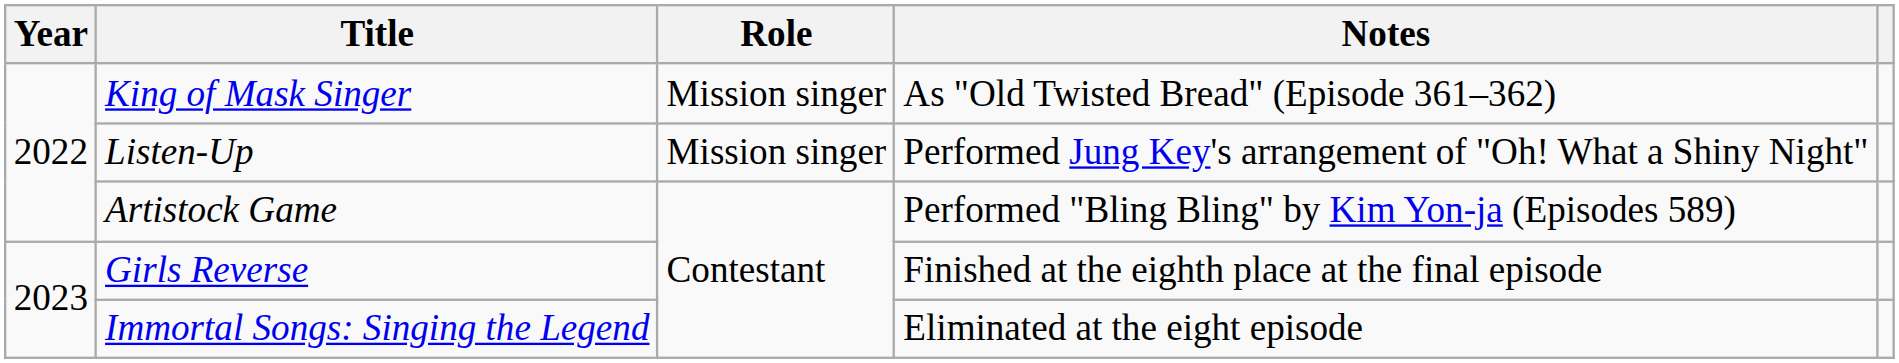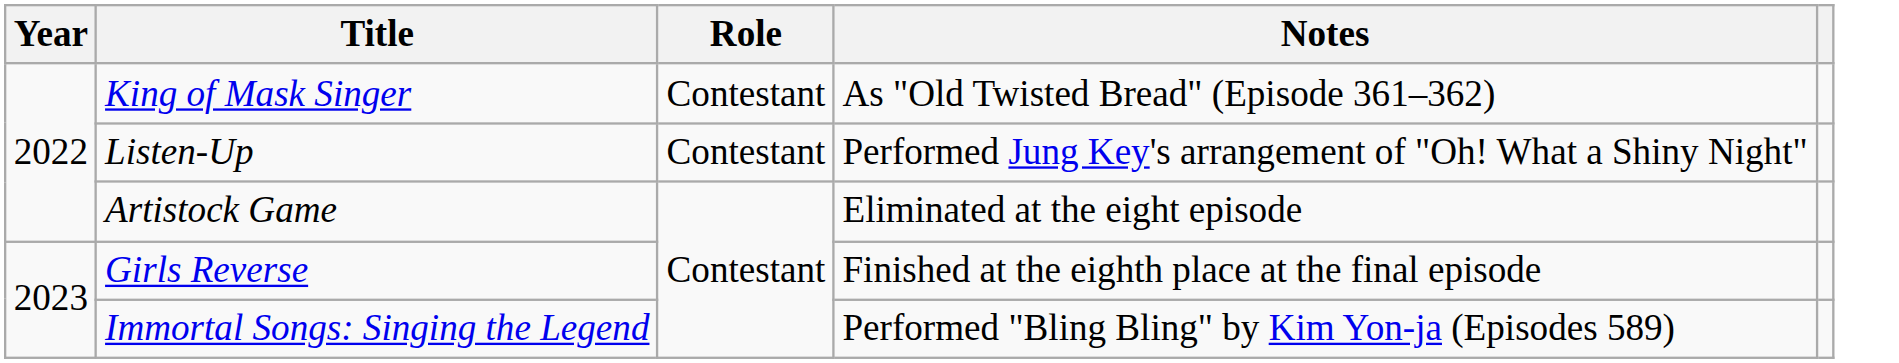(776, 92) Mission singer -> (746, 92) Contestant
(776, 151) Mission singer -> (746, 151) Contestant
(1320, 210) Performed "Bling Bling" by Kim Yon-ja (Episodes 589) -> (1072, 210) Eliminated at the eight episode
(1133, 328) Eliminated at the eight episode -> (1259, 328) Performed "Bling Bling" by Kim Yon-ja (Episodes 589)
